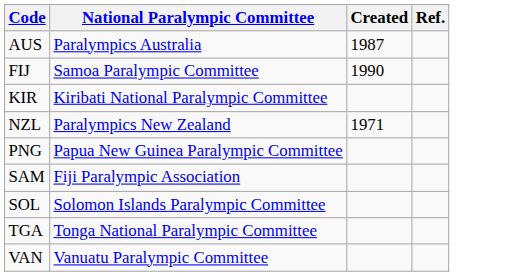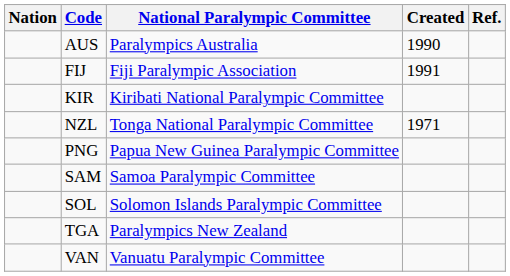+ column: (33, 17)
(367, 44) 1987 -> (424, 44) 1990
(156, 71) Samoa Paralympic Committee -> (203, 71) Fiji Paralympic Association
(367, 71) 1990 -> (424, 71) 1991
(142, 124) Paralympics New Zealand -> (241, 124) Tonga National Paralympic Committee
(147, 177) Fiji Paralympic Association -> (212, 177) Samoa Paralympic Committee
(185, 230) Tonga National Paralympic Committee -> (198, 230) Paralympics New Zealand
